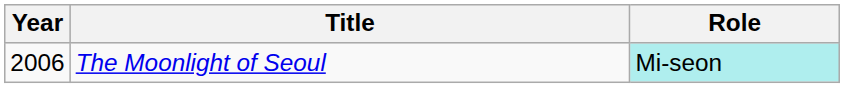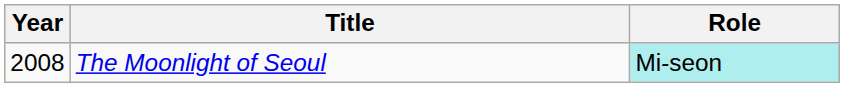(37, 62) 2006 -> (37, 62) 2008
